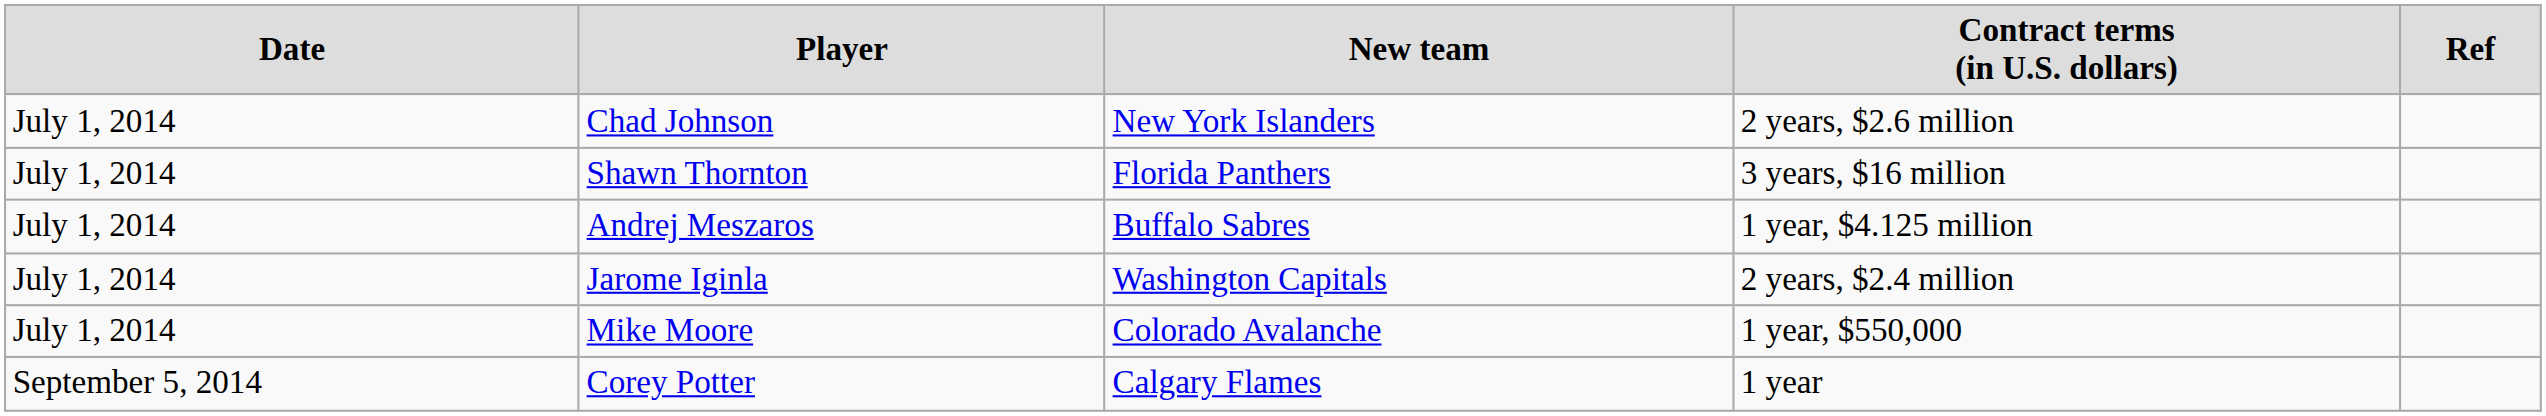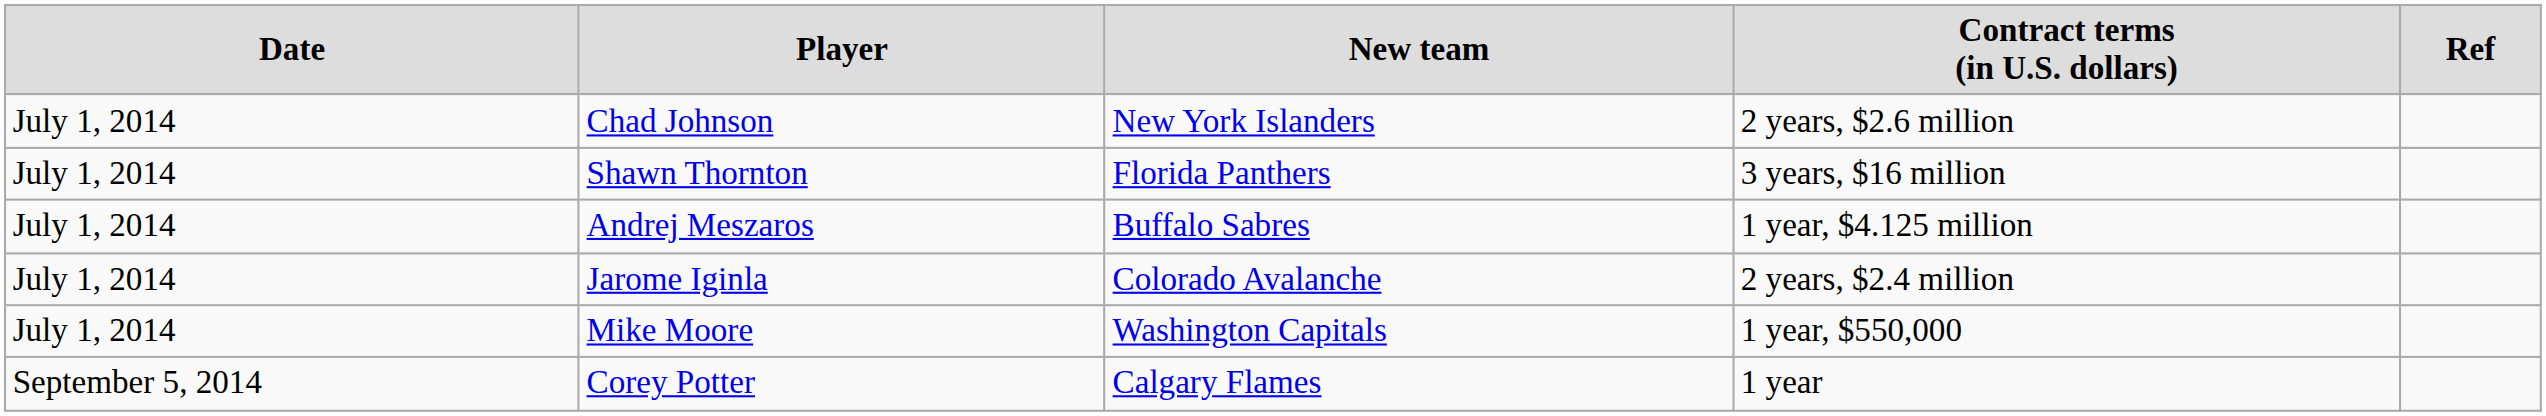(1250, 278) Washington Capitals -> (1247, 278) Colorado Avalanche
(1247, 330) Colorado Avalanche -> (1250, 330) Washington Capitals
